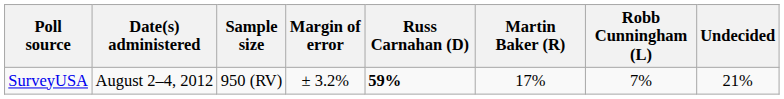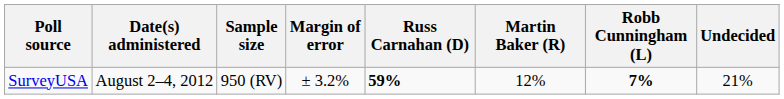(530, 80) 17% -> (530, 80) 12%
(641, 80) normal -> (641, 80) bold
